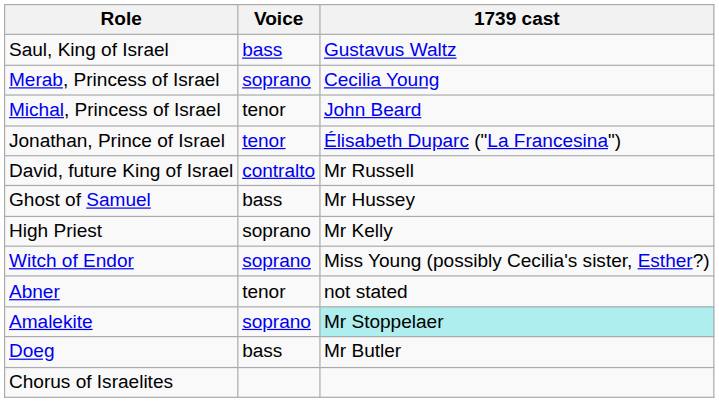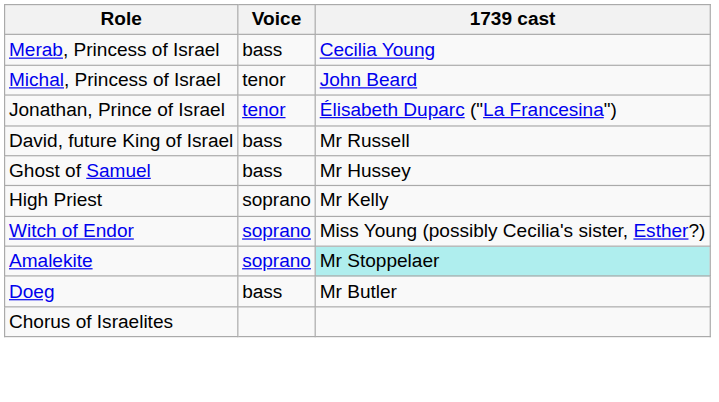- row: (89, 49)
(277, 79) soprano -> (262, 49) bass
(279, 170) contralto -> (262, 140) bass
- row: (34, 291)
